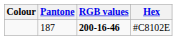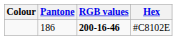(48, 27) 187 -> (48, 27) 186
